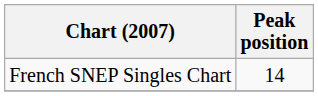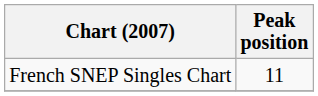(274, 74) 14 -> (274, 74) 11
